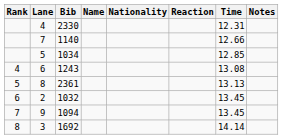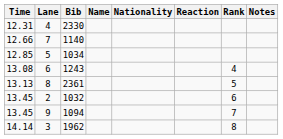columns swapped: (17, 12) <-> (231, 12)
(68, 127) 1692 -> (73, 127) 1962
